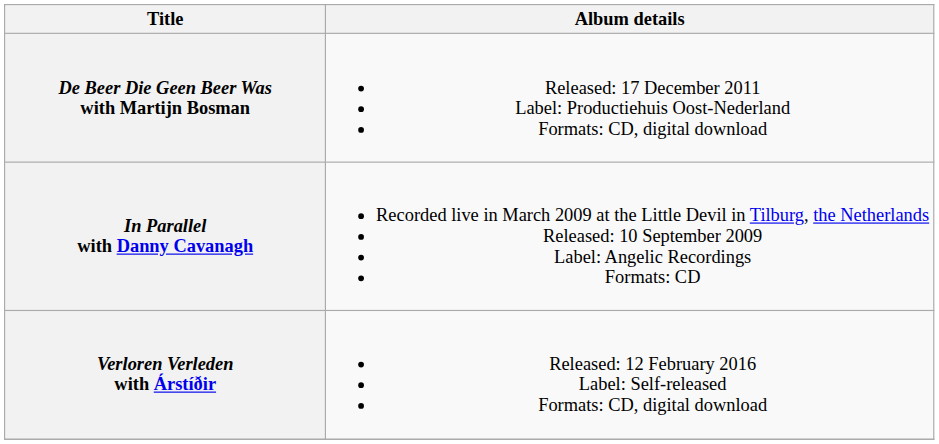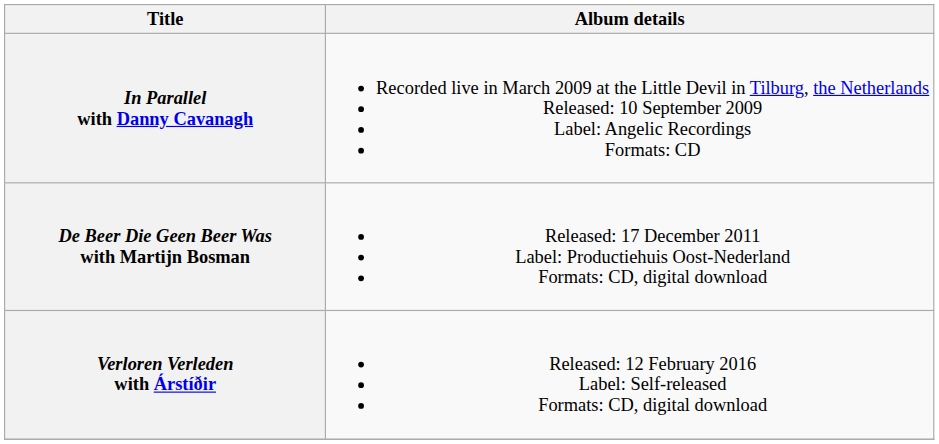rows swapped: (165, 236) <-> (165, 97)
